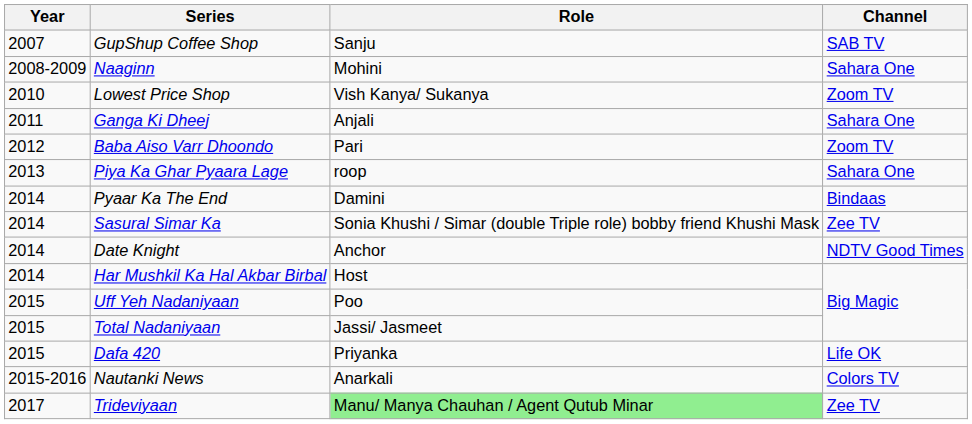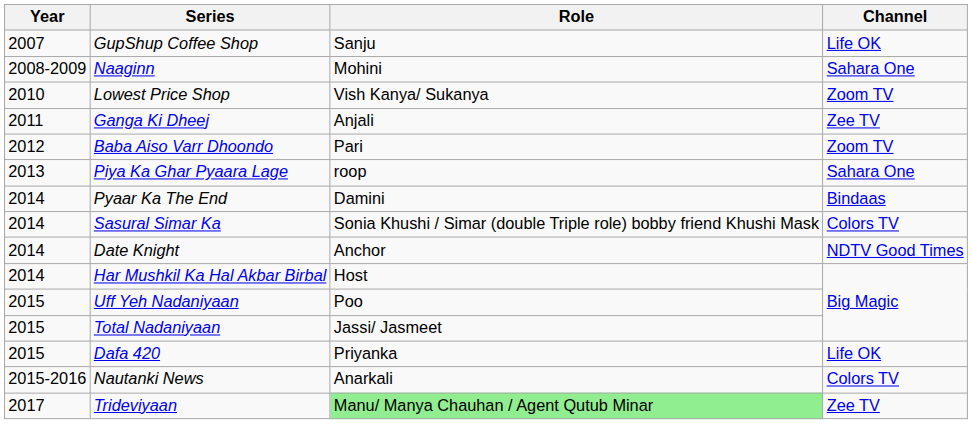(856, 43) SAB TV -> (854, 43) Life OK
(871, 120) Sahara One -> (853, 120) Zee TV
(853, 224) Zee TV -> (863, 224) Colors TV
